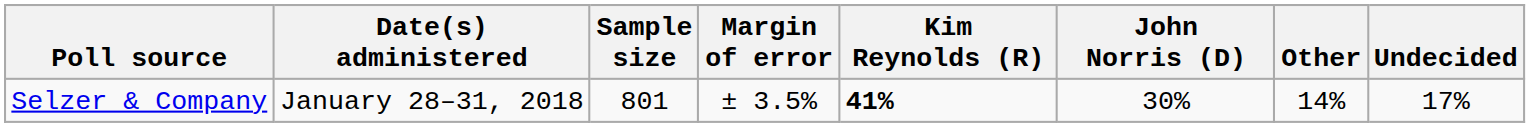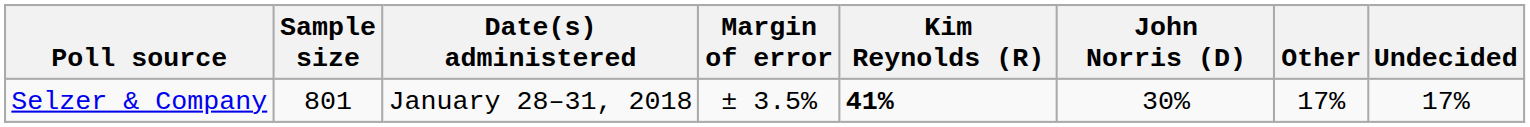columns swapped: (432, 42) <-> (644, 42)
(1321, 101) 14% -> (1321, 101) 17%
